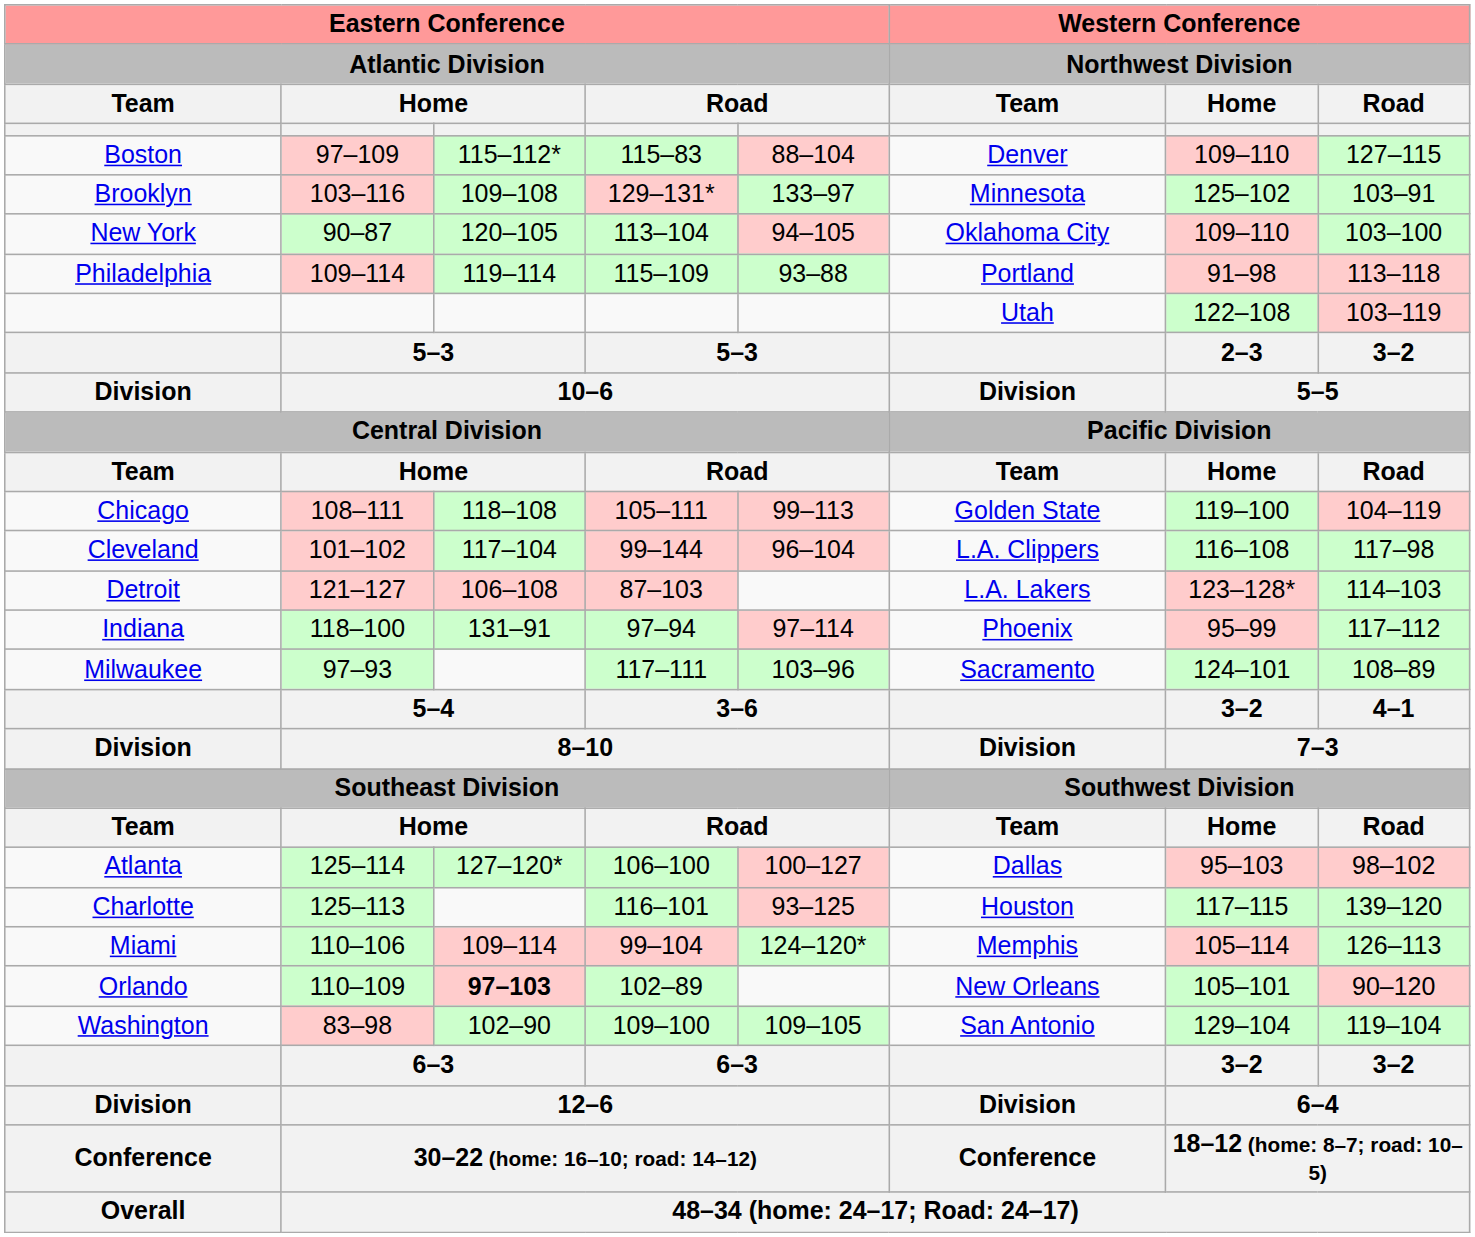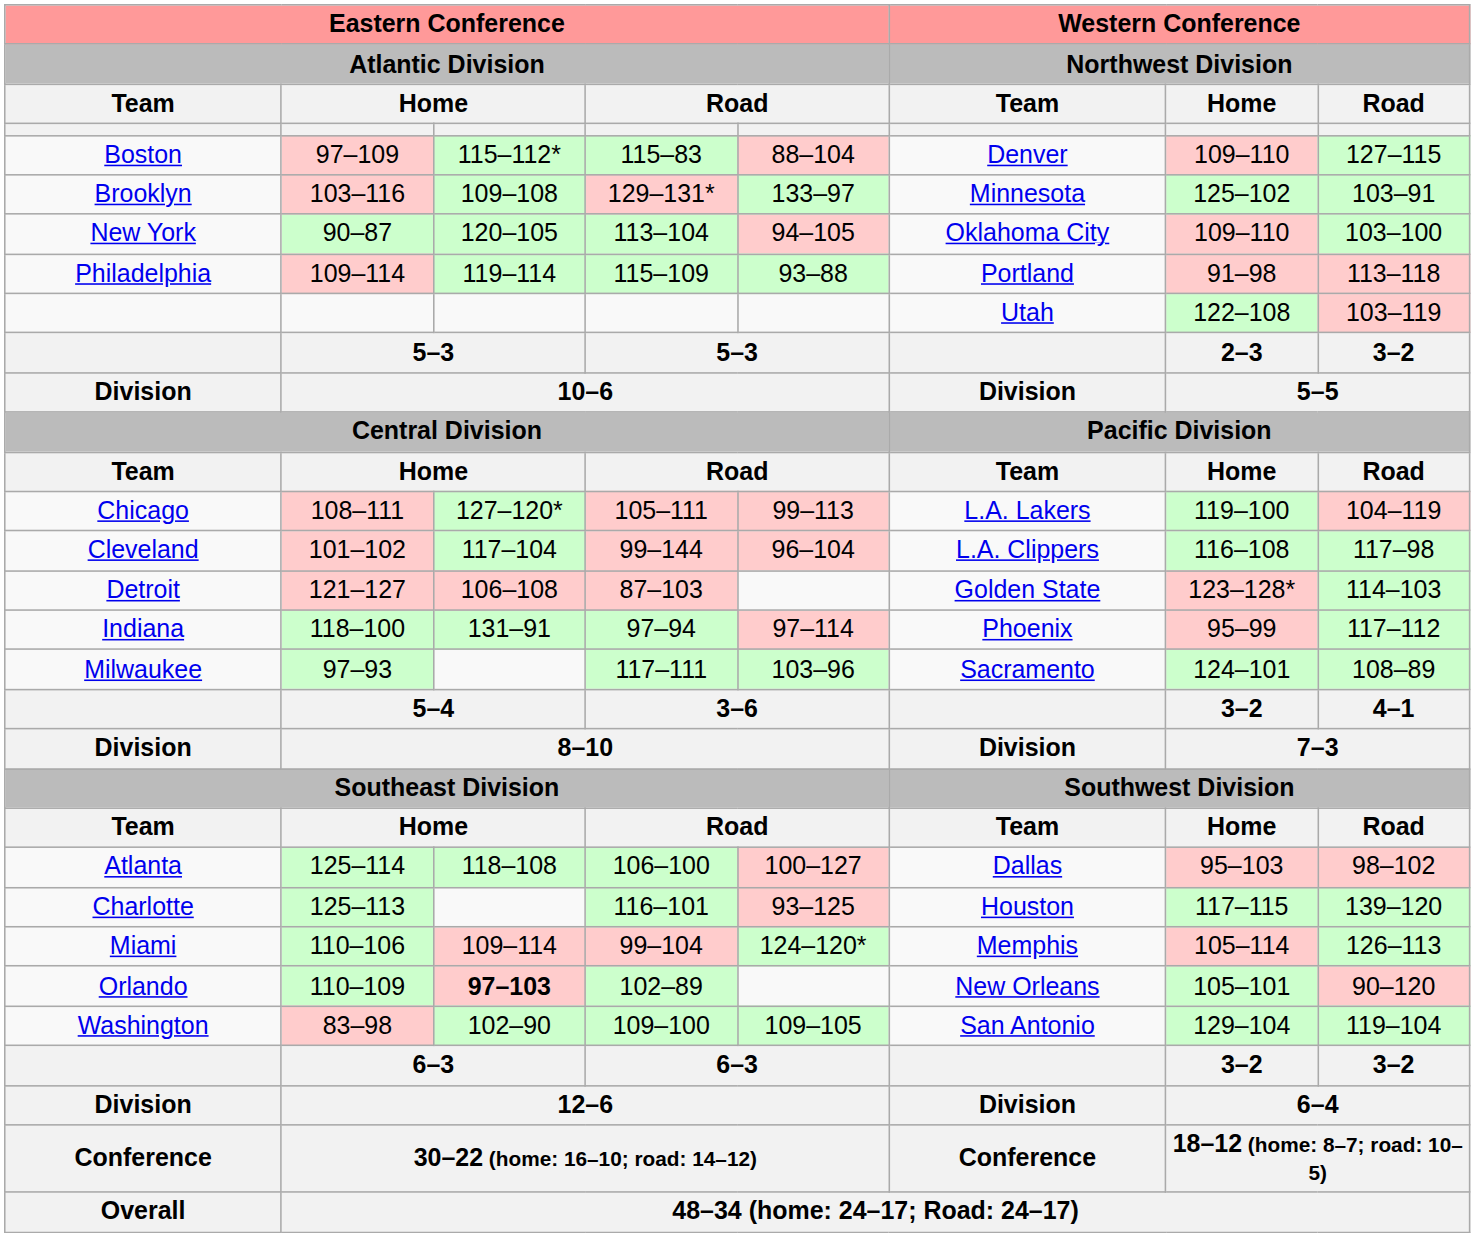(509, 510) 118–108 -> (509, 510) 127–120*
(1027, 510) Golden State -> (1027, 510) L.A. Lakers
(1027, 589) L.A. Lakers -> (1027, 589) Golden State
(509, 867) 127–120* -> (509, 867) 118–108
